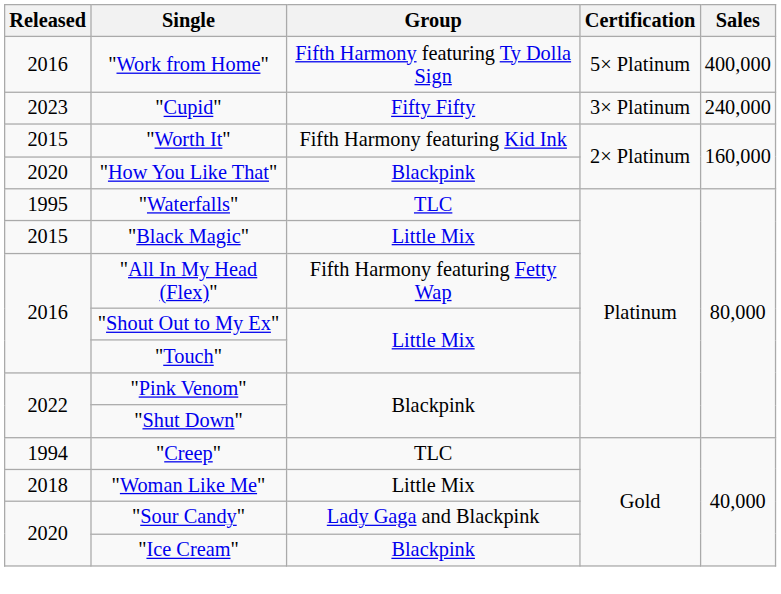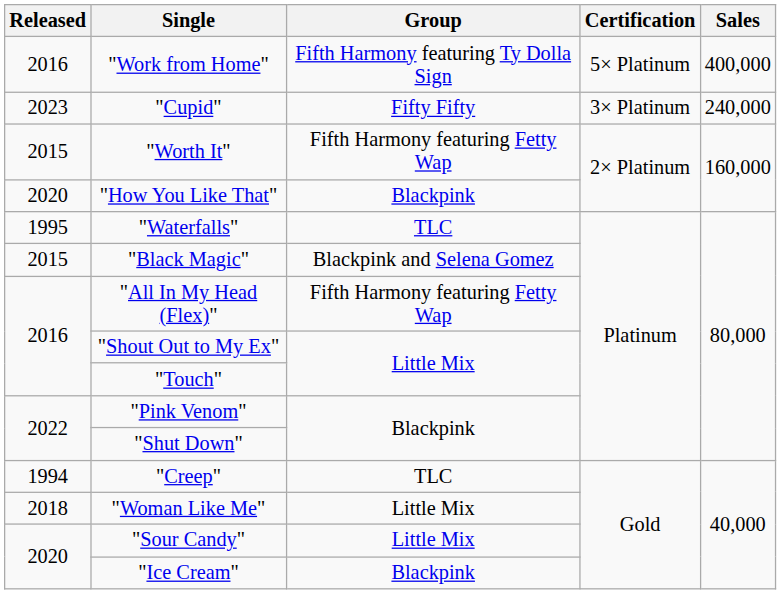(433, 140) Fifth Harmony featuring Kid Ink -> (433, 151) Fifth Harmony featuring Fetty Wap
(433, 236) Little Mix -> (433, 259) Blackpink and Selena Gomez
(433, 517) Lady Gaga and Blackpink -> (433, 540) Little Mix
